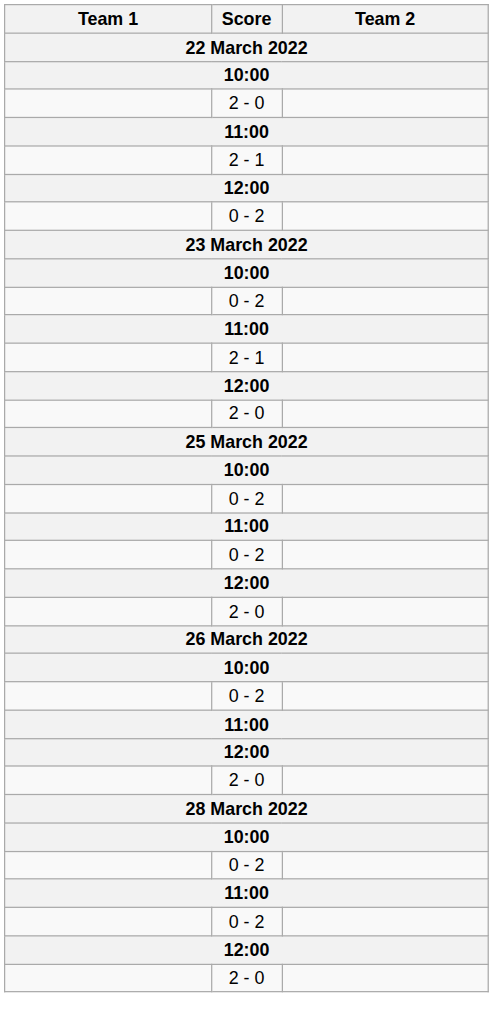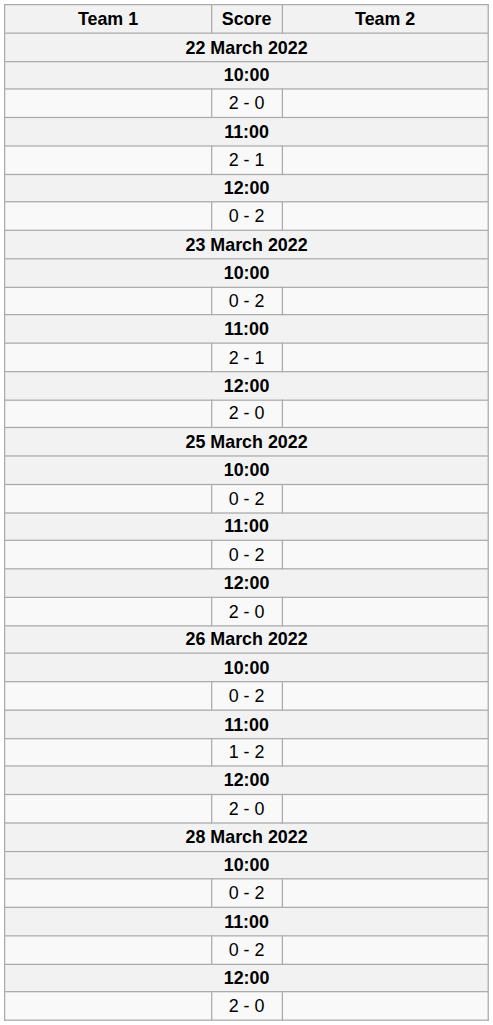+ row: (108, 753)
